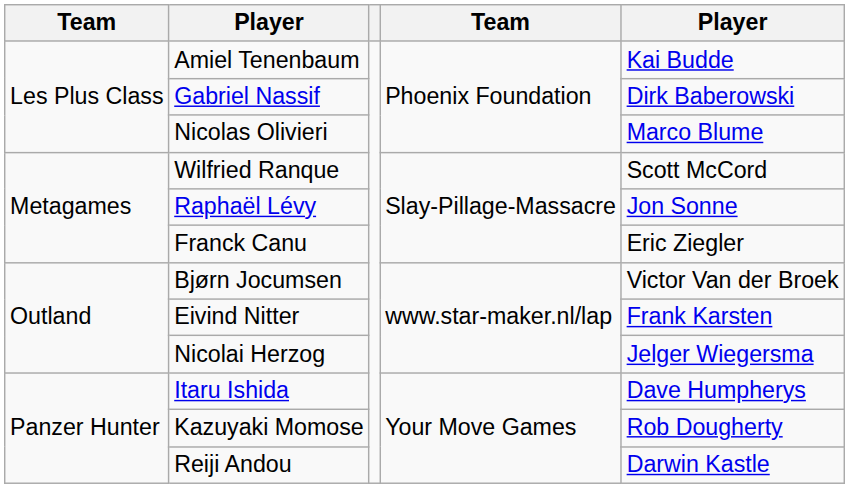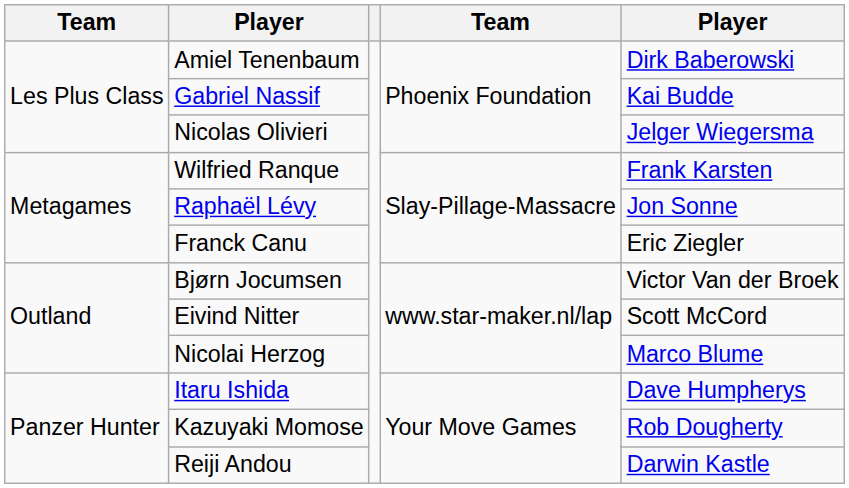(680, 59) Kai Budde -> (710, 59) Dirk Baberowski
(710, 96) Dirk Baberowski -> (680, 96) Kai Budde
(695, 133) Marco Blume -> (720, 133) Jelger Wiegersma
(697, 170) Scott McCord -> (699, 170) Frank Karsten
(699, 317) Frank Karsten -> (697, 317) Scott McCord
(720, 354) Jelger Wiegersma -> (695, 354) Marco Blume
